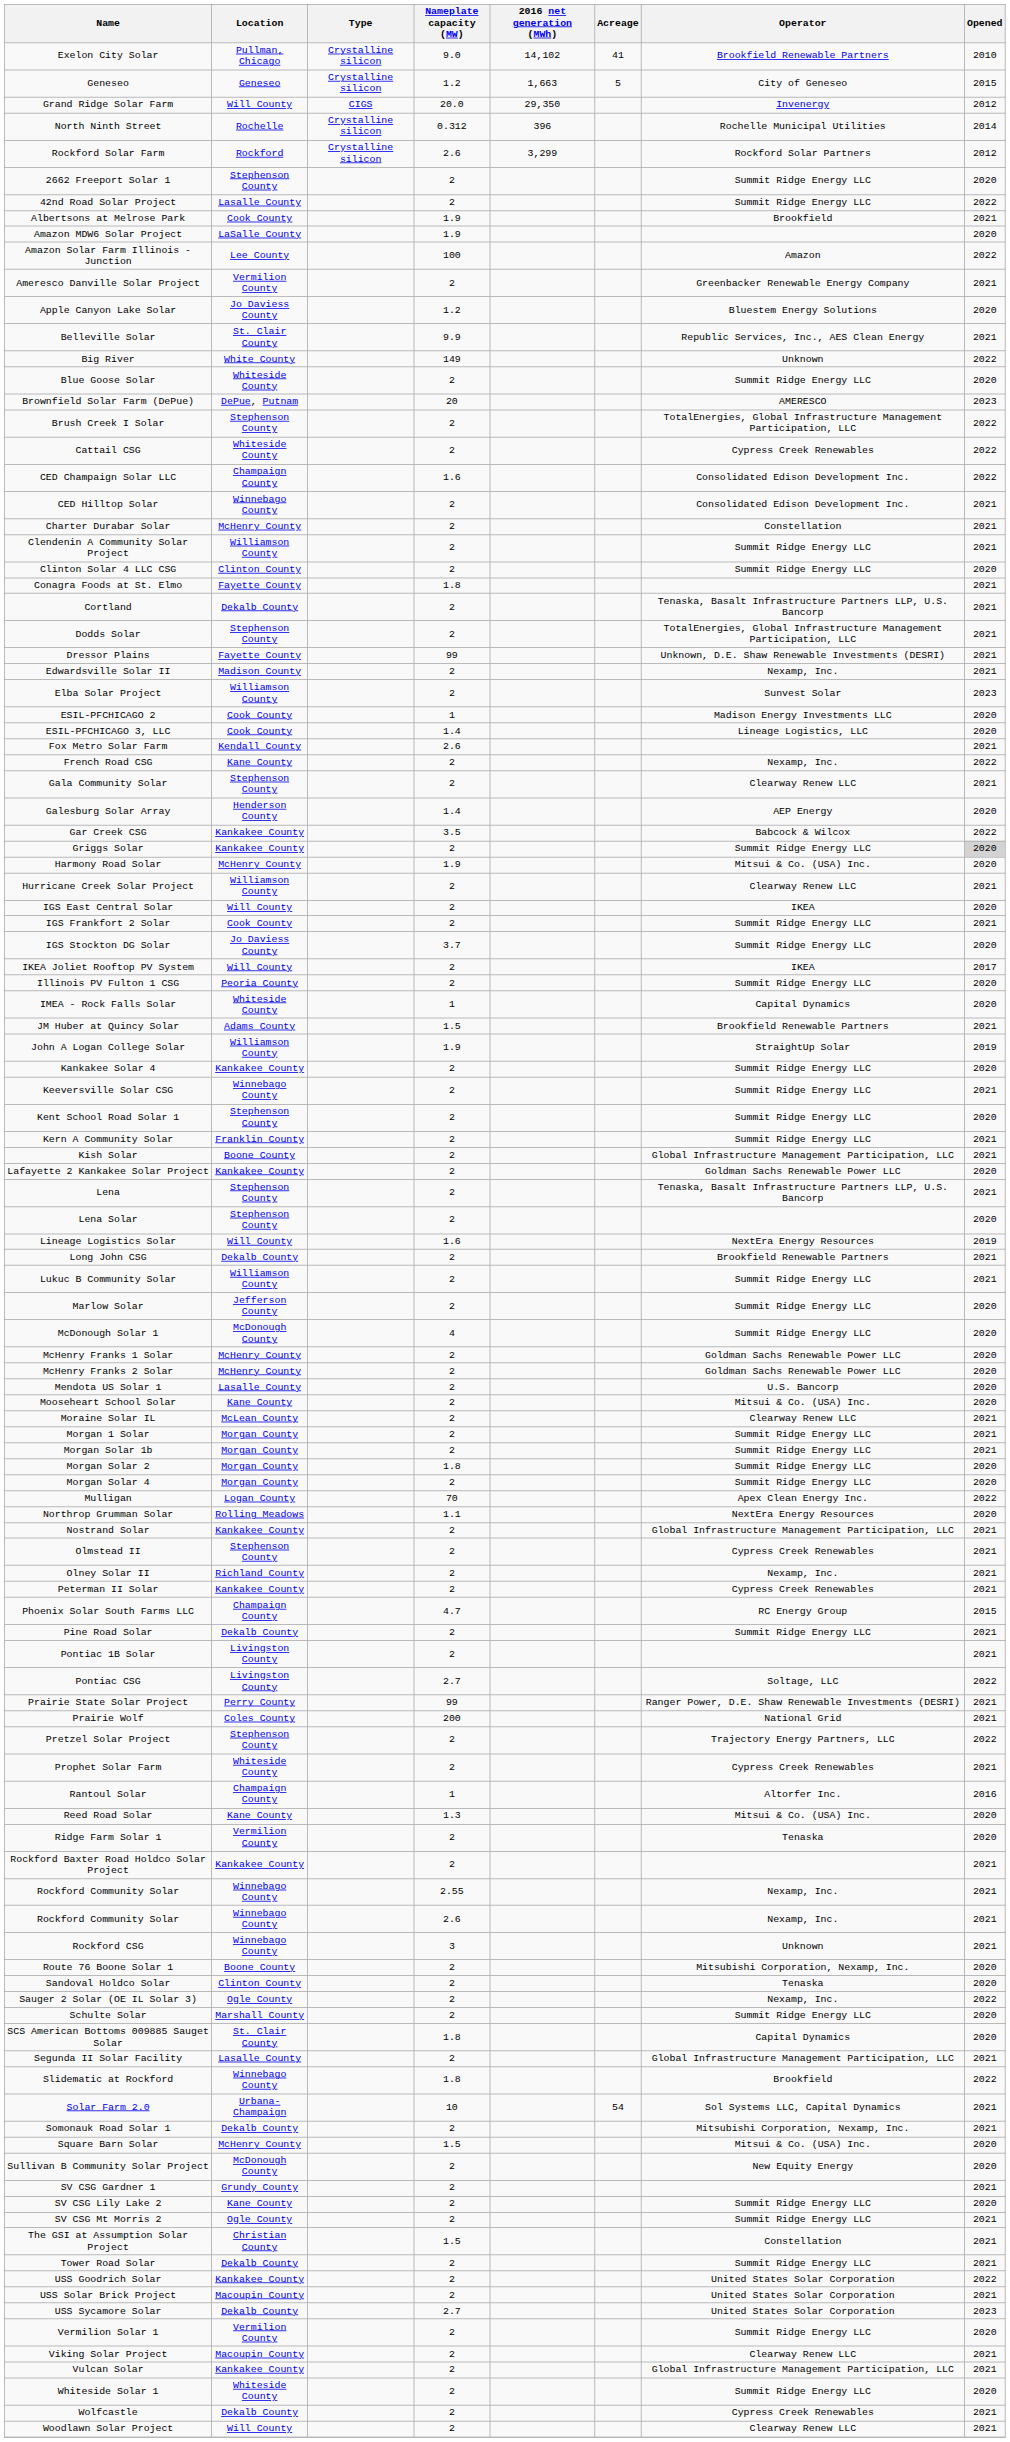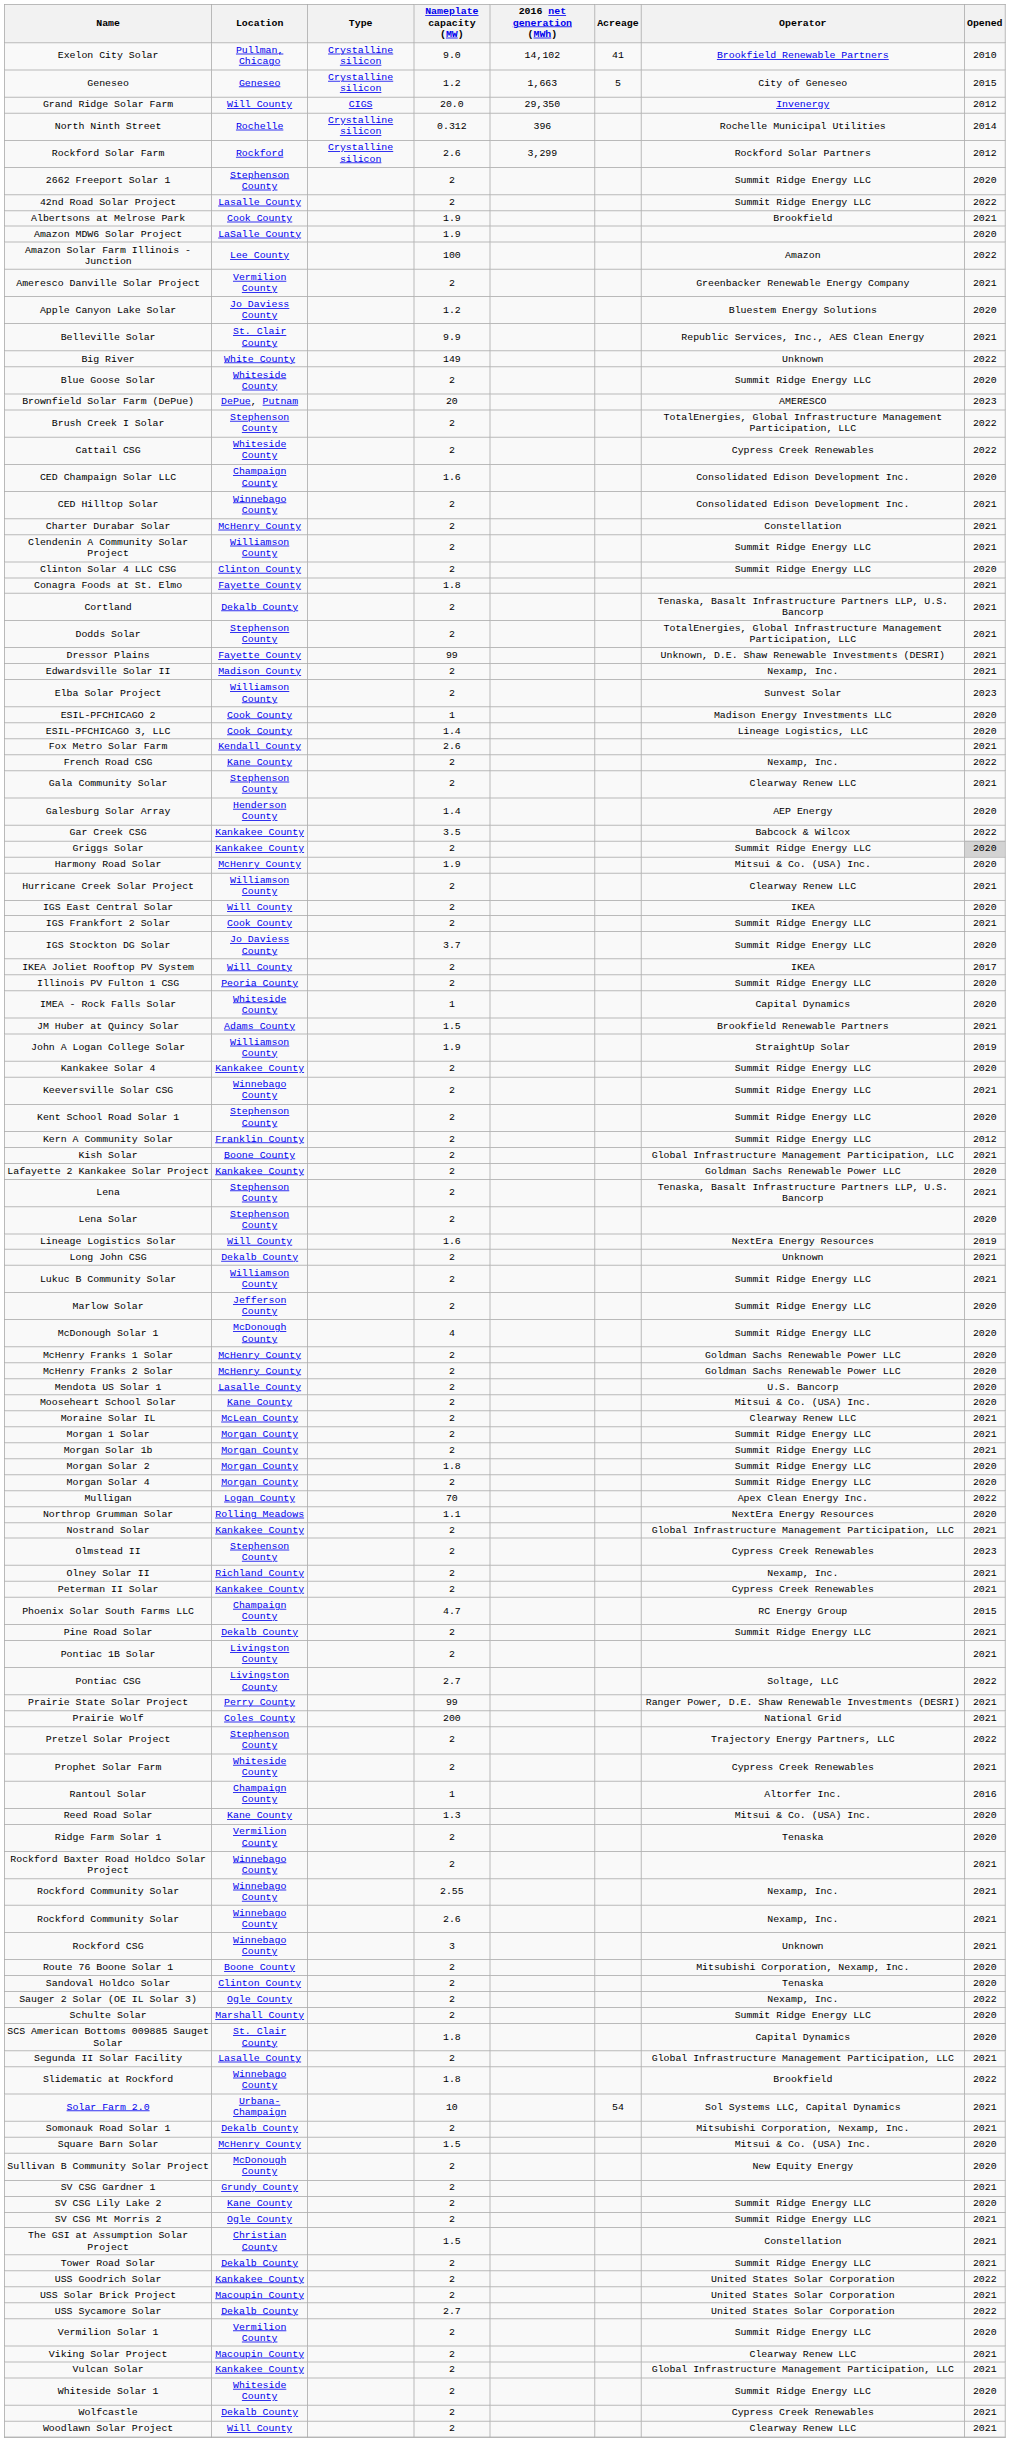(985, 478) 2022 -> (985, 478) 2020
(985, 1140) 2021 -> (985, 1140) 2012
(803, 1258) Brookfield Renewable Partners -> (803, 1258) Unknown
(985, 1552) 2021 -> (985, 1552) 2023
(260, 1865) Kankakee County -> (260, 1865) Winnebago County
(985, 2311) 2023 -> (985, 2311) 2022
